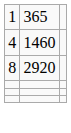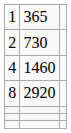+ row: (12, 42)
